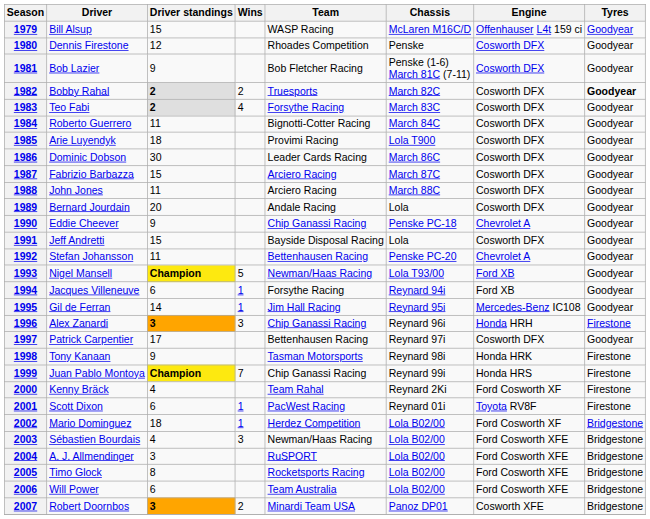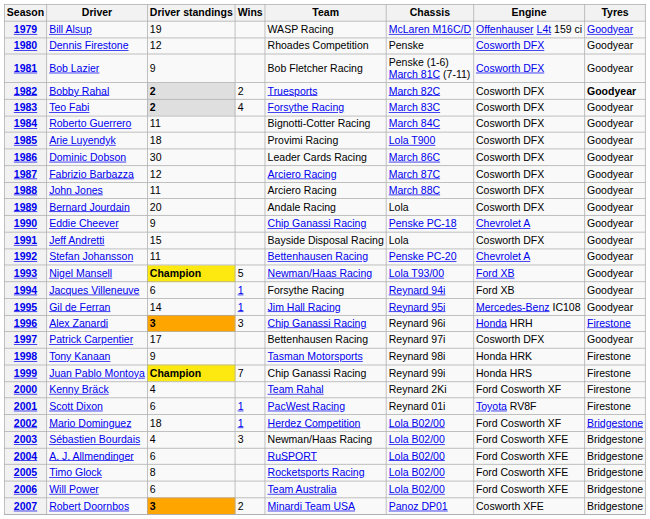(156, 30) 15 -> (156, 30) 19
(156, 174) 15 -> (156, 174) 12
(153, 457) 3 -> (153, 457) 6
